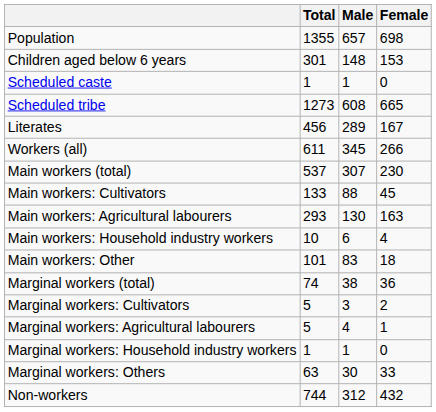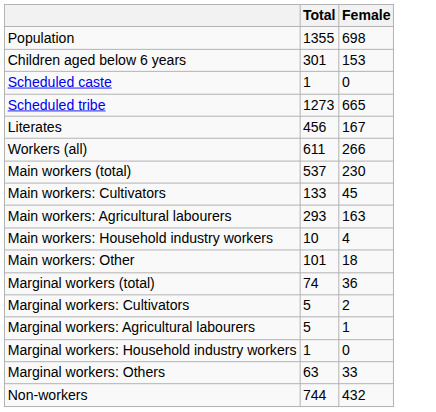- column: (358, 15)
